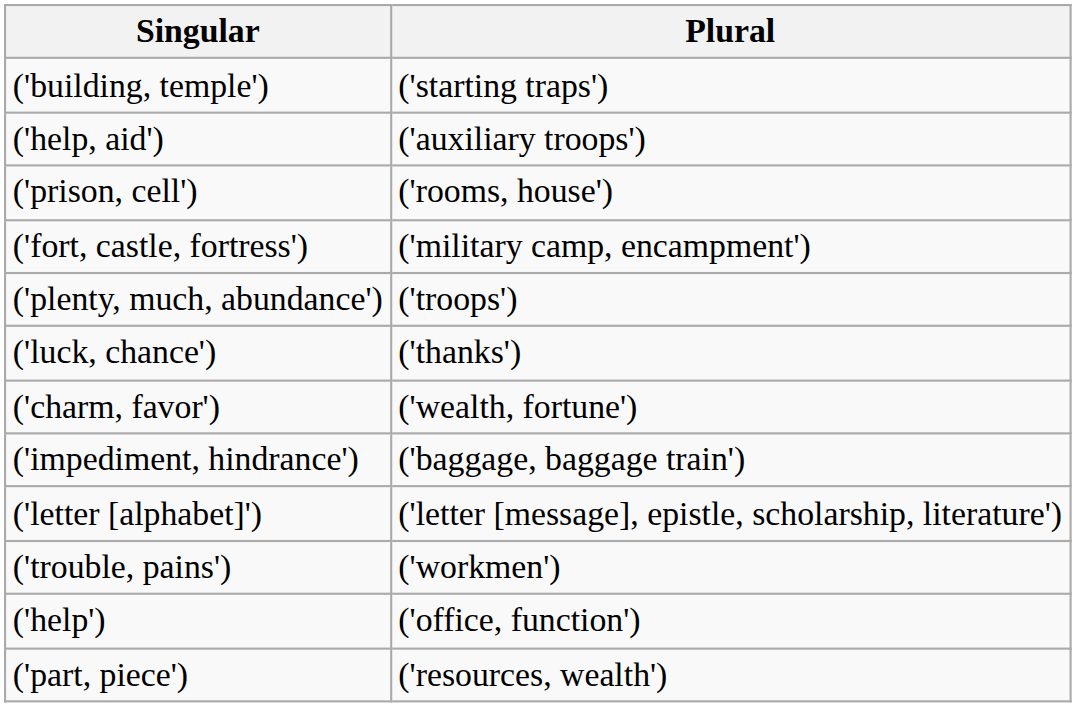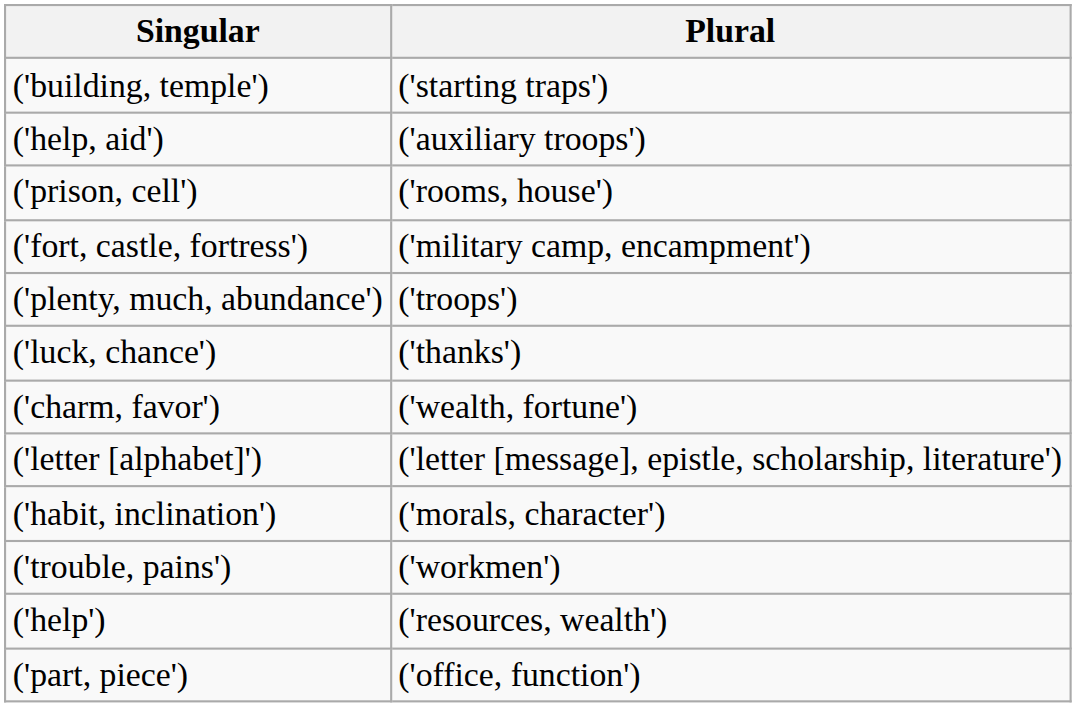- row: (186, 459)
+ row: (145, 513)
(519, 620) ('office, function') -> (533, 620) ('resources, wealth')
(533, 673) ('resources, wealth') -> (519, 673) ('office, function')
